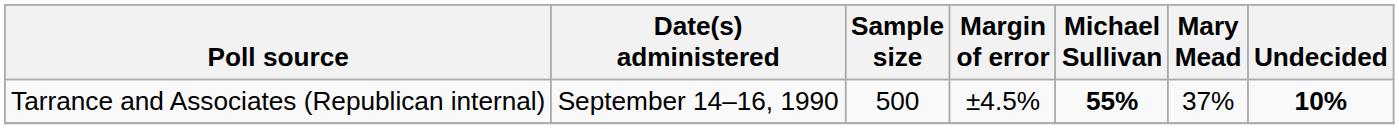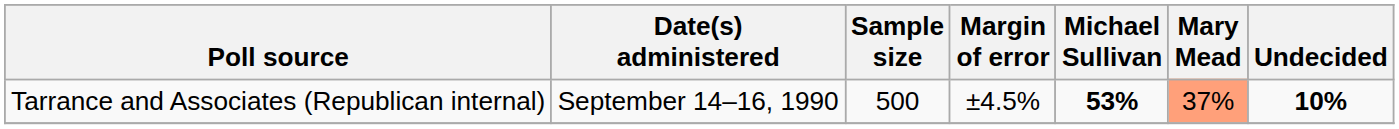(1112, 100) 55% -> (1112, 100) 53%
(1208, 100) no background -> (1208, 100) lightsalmon background
